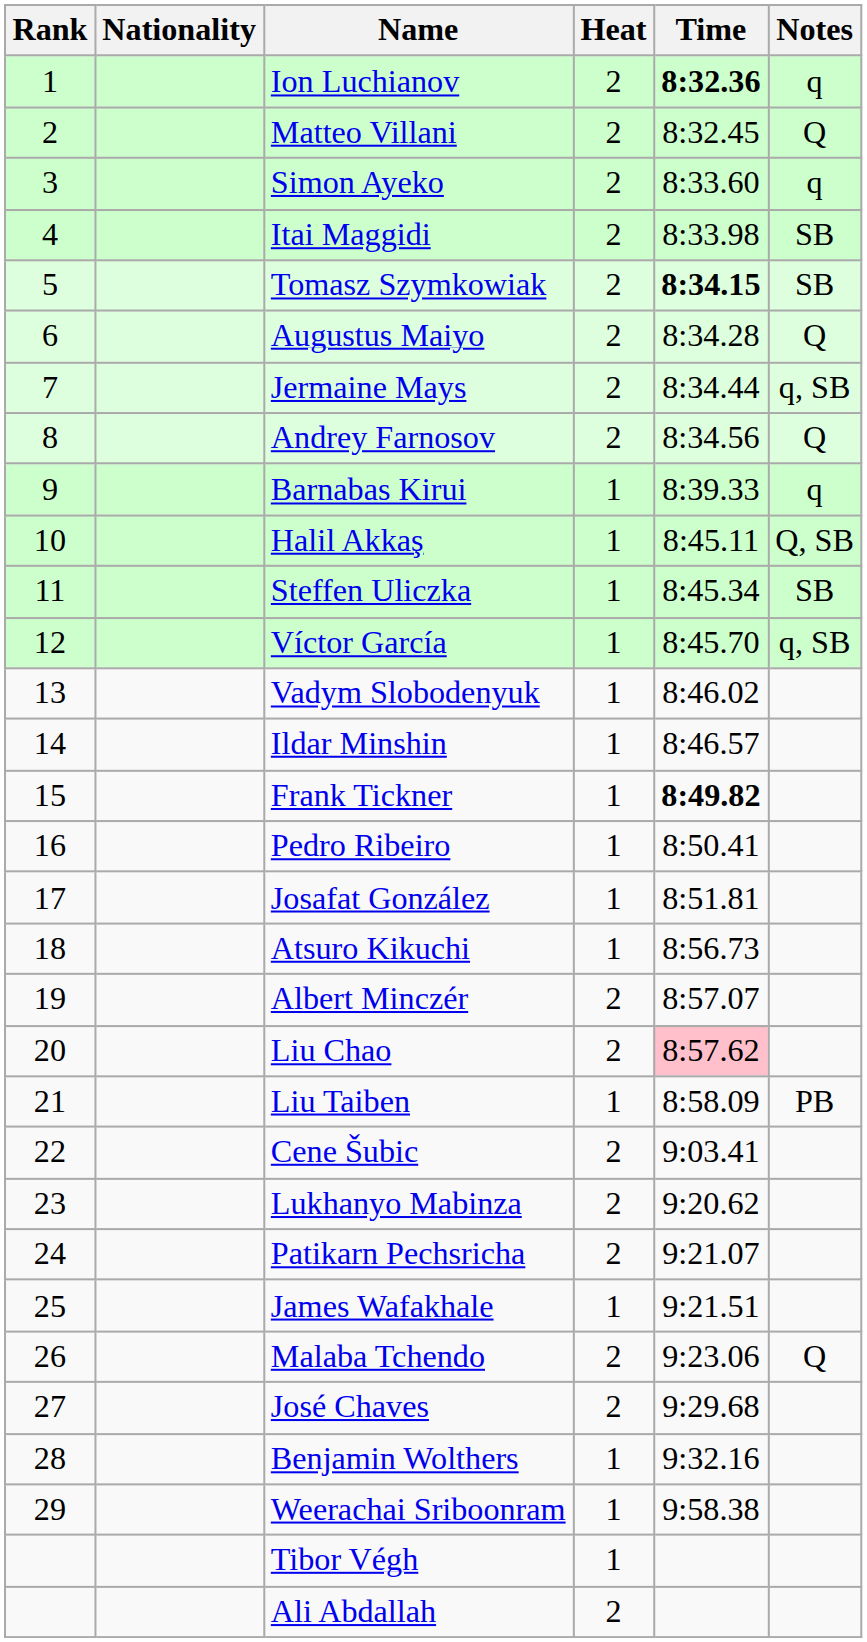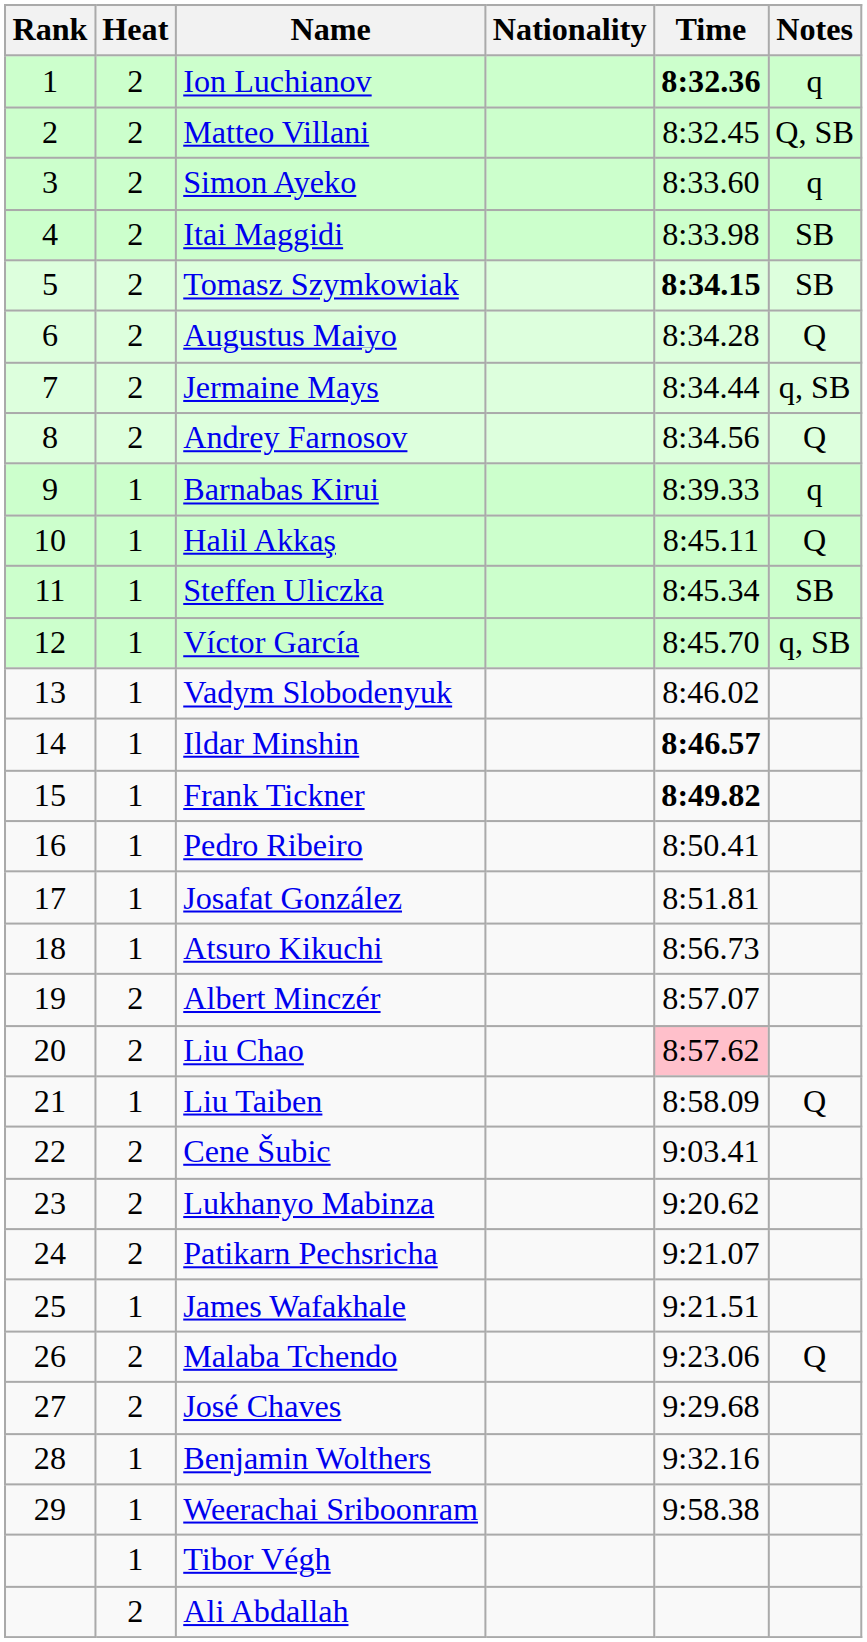columns swapped: (613, 30) <-> (179, 30)
(815, 132) Q -> (815, 132) Q, SB
(815, 540) Q, SB -> (815, 540) Q
(711, 744) normal -> (711, 744) bold
(815, 1101) PB -> (815, 1101) Q
